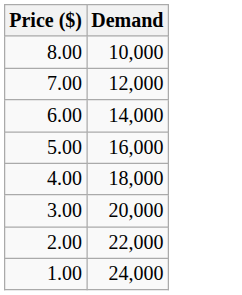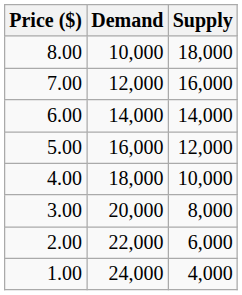+ column: (203, 20)
